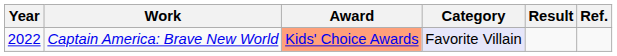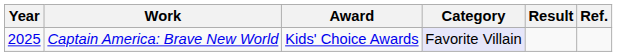(24, 39) 2022 -> (24, 39) 2025
(352, 39) lightsalmon background -> (352, 39) no background
